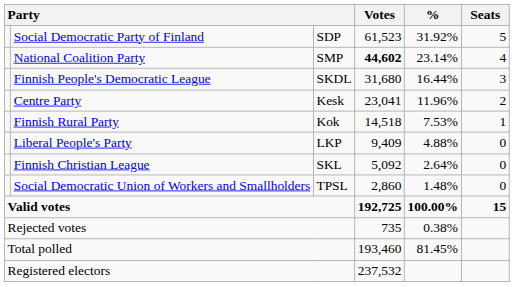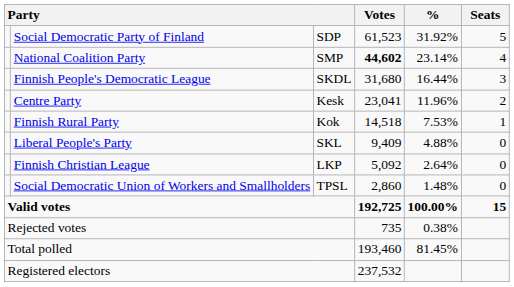(329, 143) LKP -> (329, 143) SKL
(329, 164) SKL -> (329, 164) LKP
